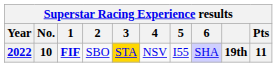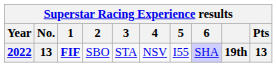(46, 52) 10 -> (46, 52) 13
(126, 52) gold background -> (126, 52) no background
(261, 52) 11 -> (261, 52) 13
